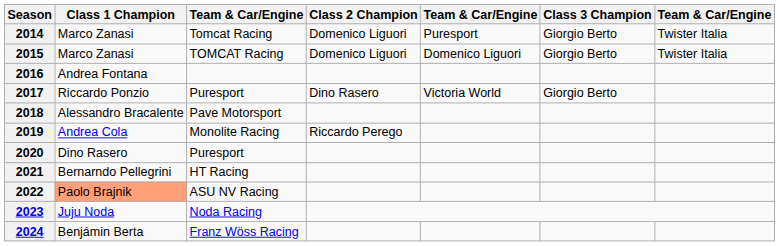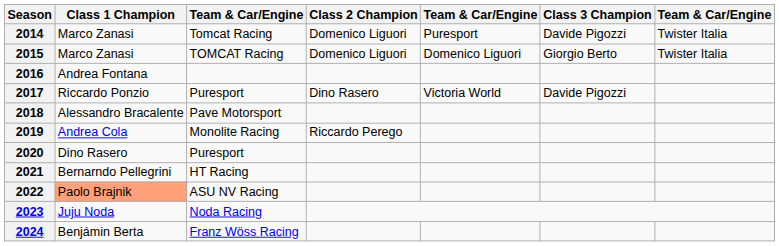(580, 34) Giorgio Berto -> (585, 34) Davide Pigozzi
(580, 93) Giorgio Berto -> (585, 93) Davide Pigozzi
